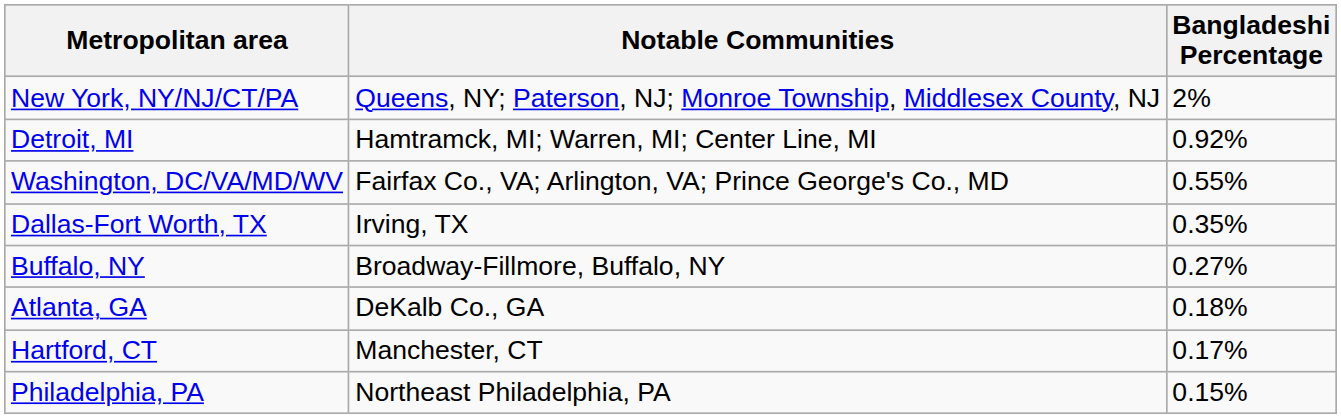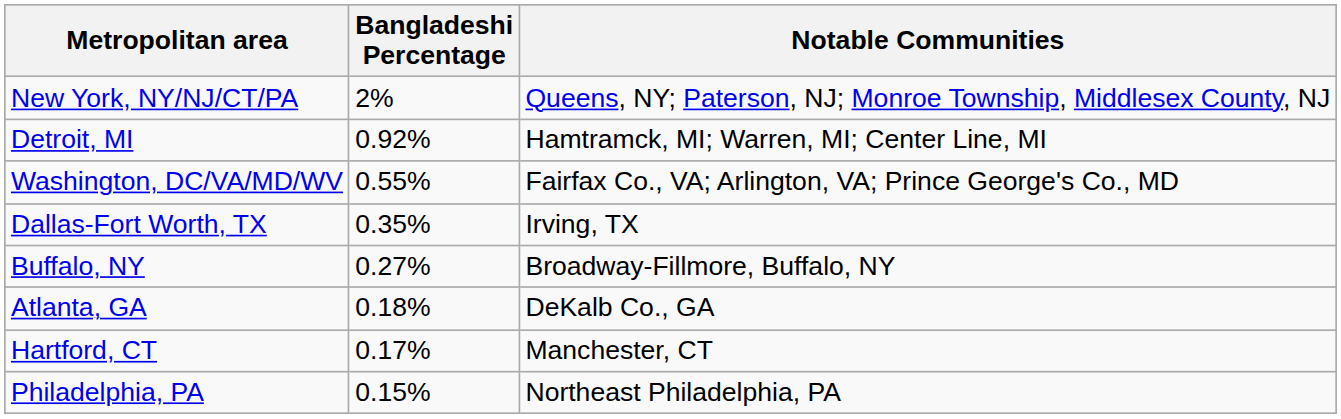columns swapped: (1251, 40) <-> (758, 40)
